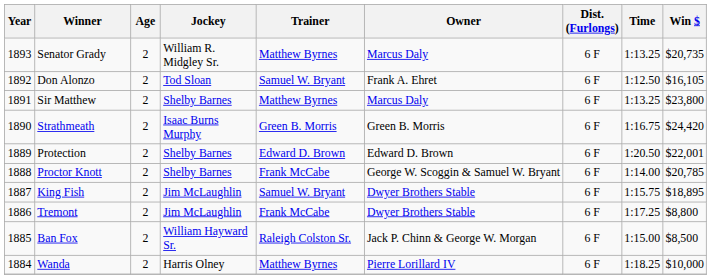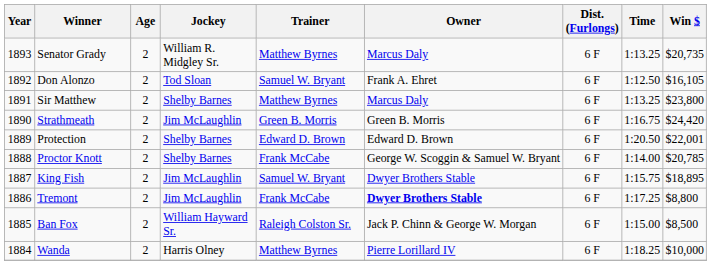(191, 127) Isaac Burns Murphy -> (202, 120) Jim McLaughlin
(421, 212) normal -> (424, 198) bold
